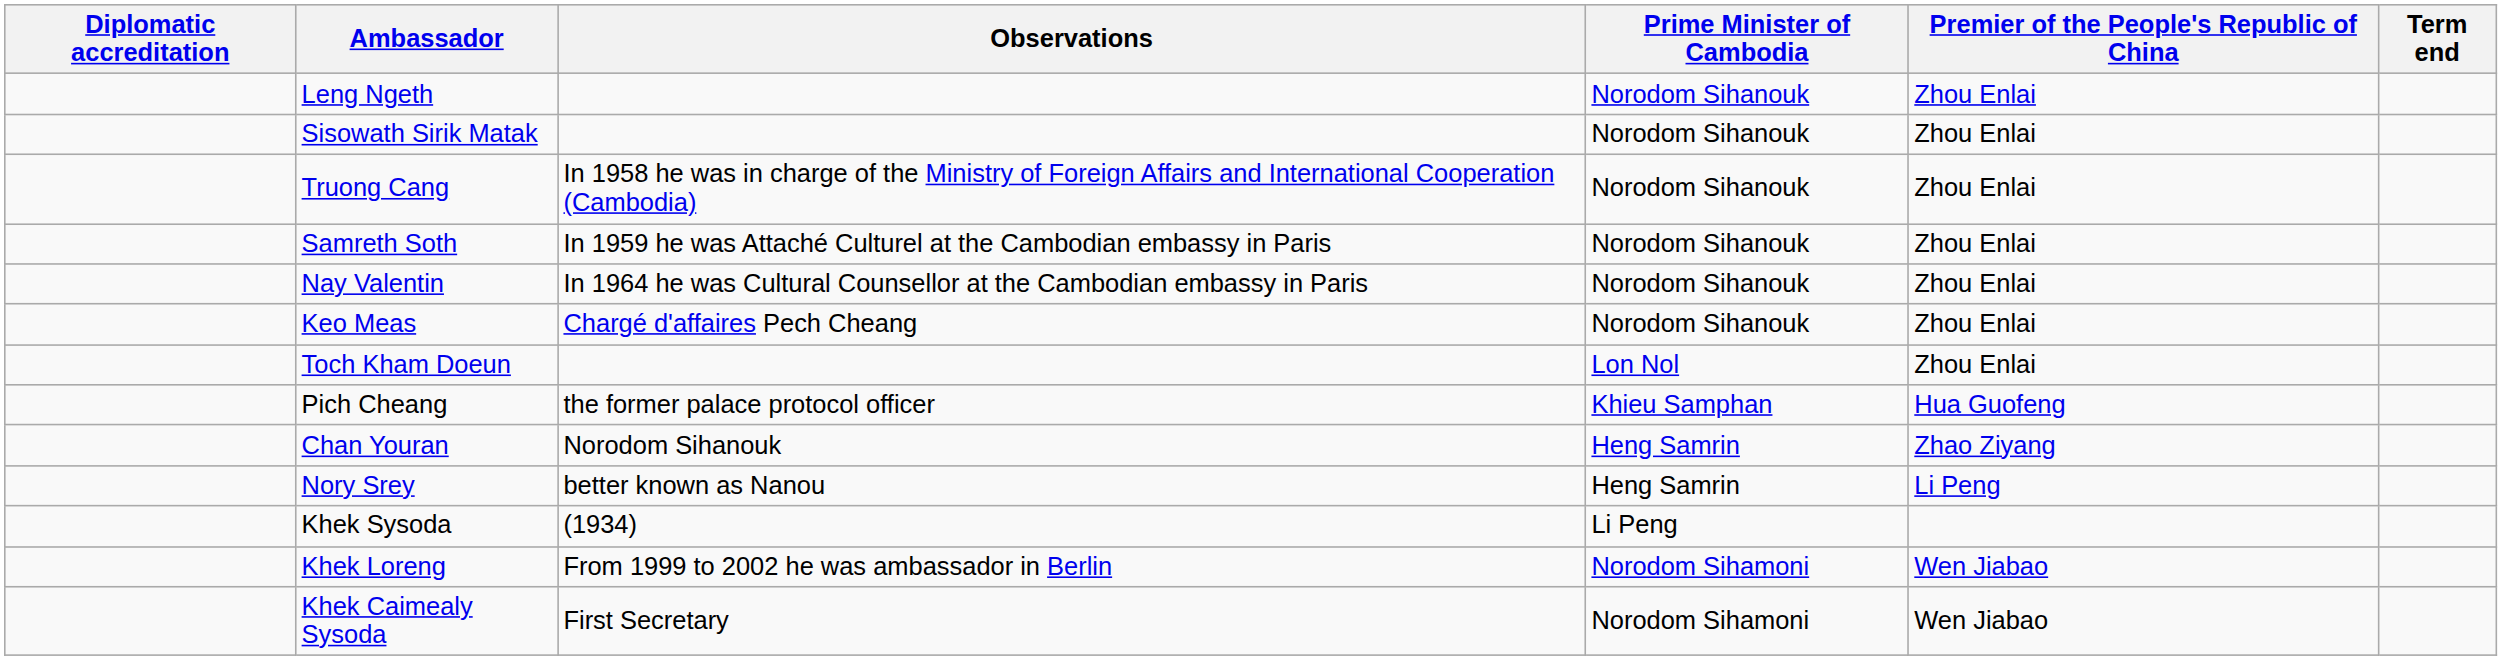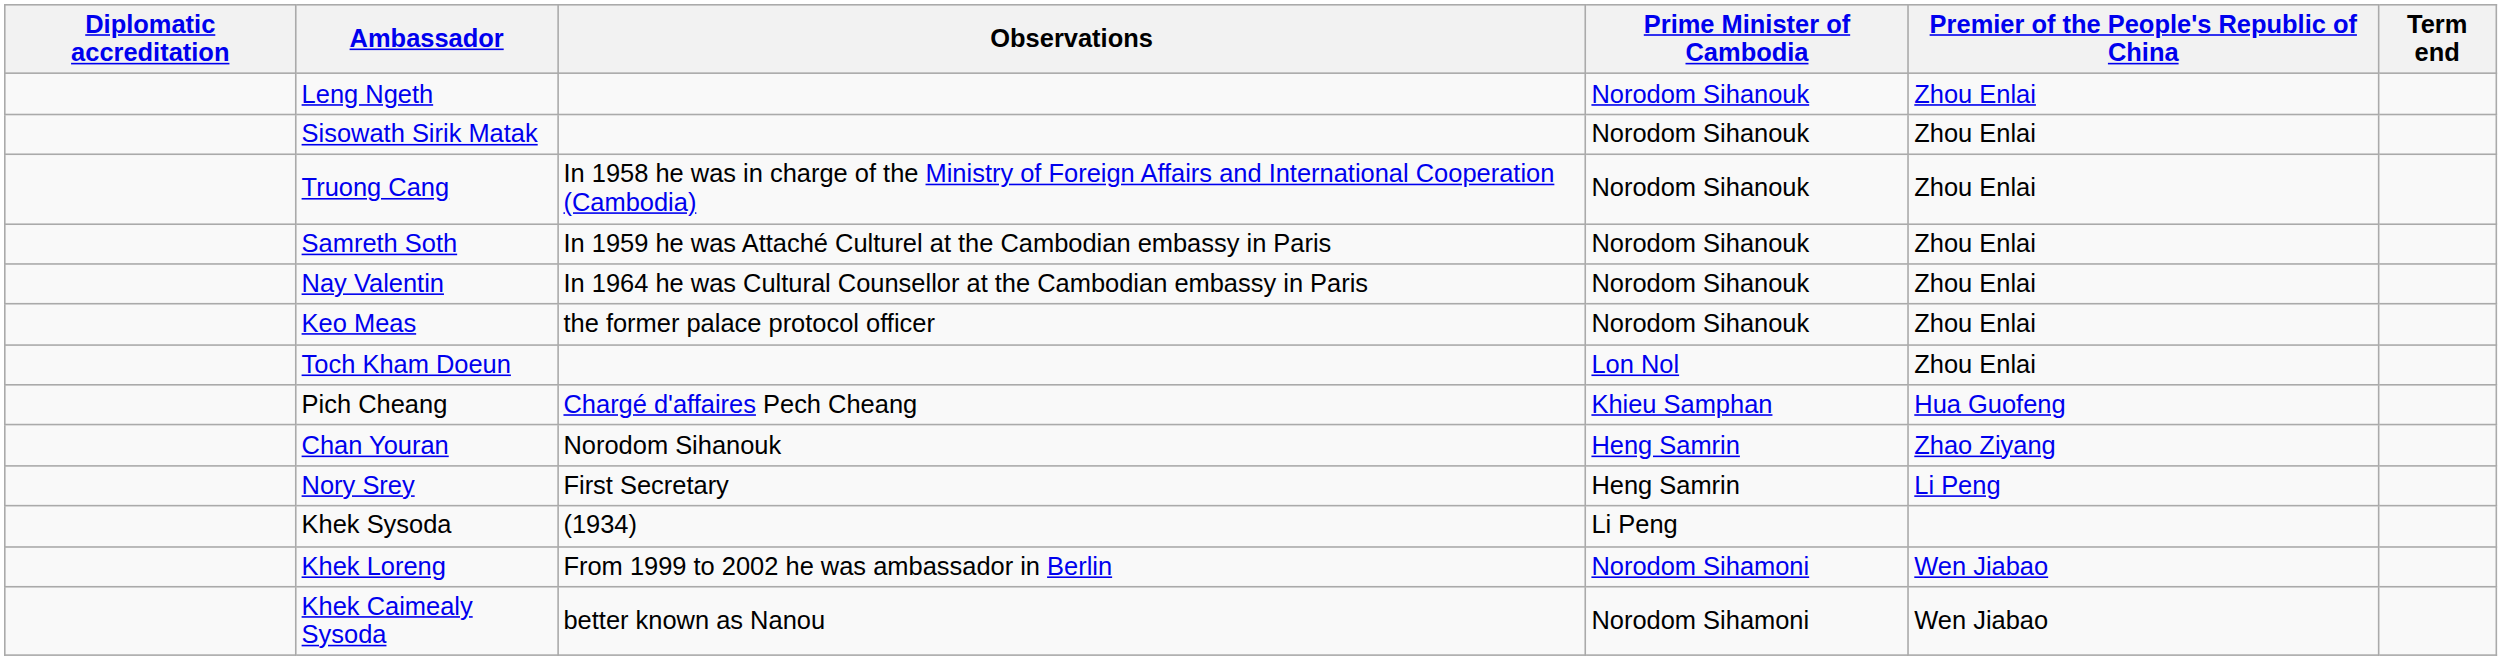(740, 323) Chargé d'affaires Pech Cheang -> (749, 323) the former palace protocol officer
(749, 404) the former palace protocol officer -> (740, 404) Chargé d'affaires Pech Cheang
(694, 485) better known as Nanou -> (646, 485) First Secretary
(646, 620) First Secretary -> (694, 620) better known as Nanou
